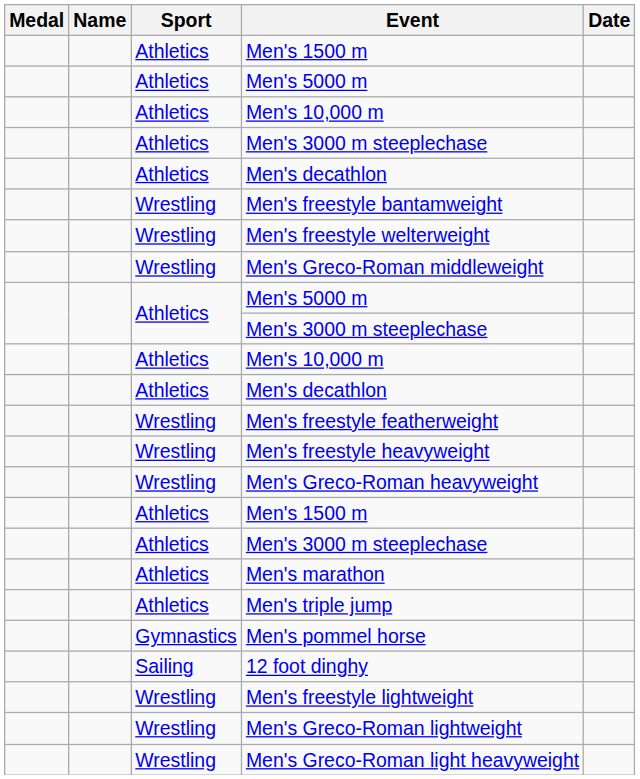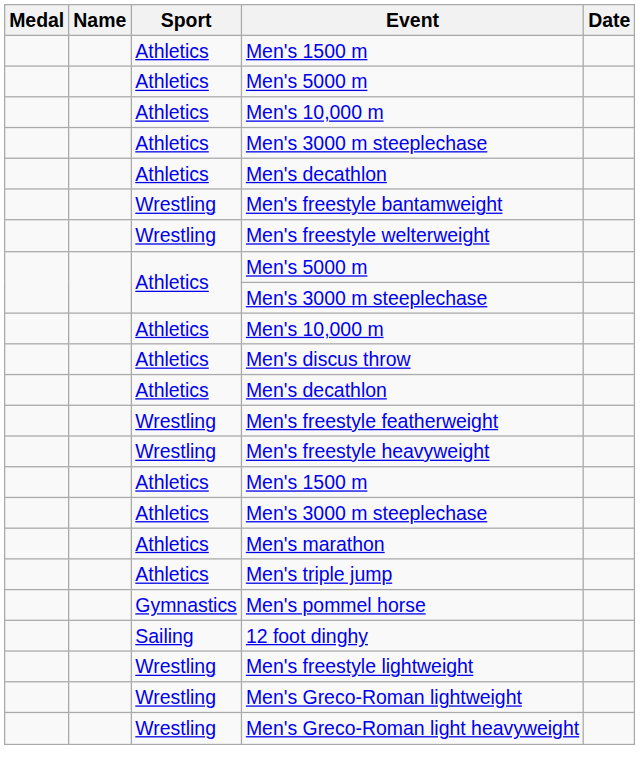- row: (176, 267)
+ row: (172, 359)
- row: (176, 482)
